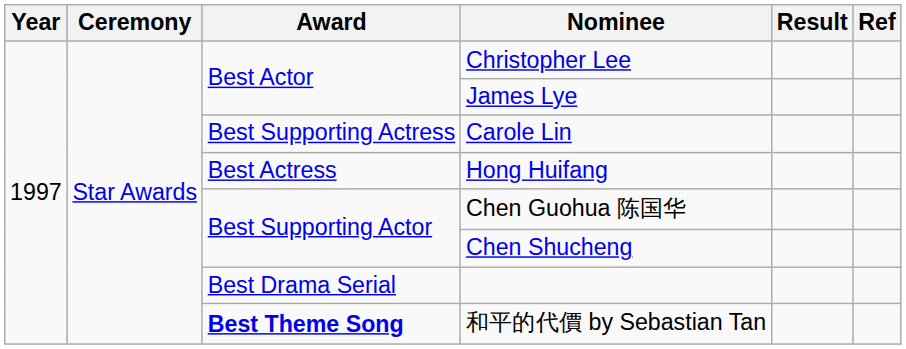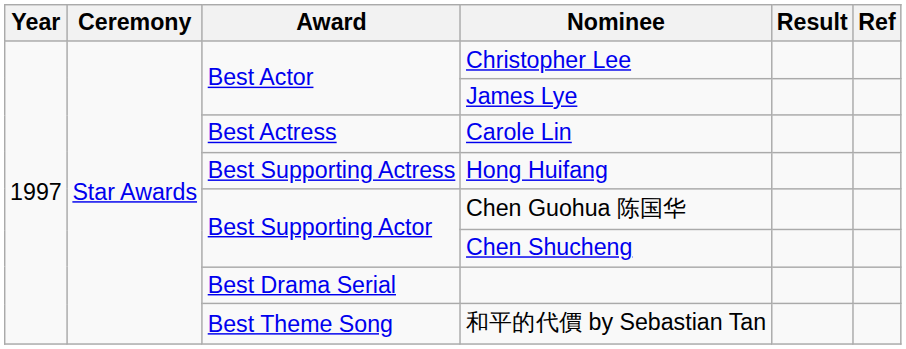(332, 133) Best Supporting Actress -> (272, 133) Best Actress
(272, 170) Best Actress -> (332, 170) Best Supporting Actress
(306, 323) bold -> (300, 323) normal
